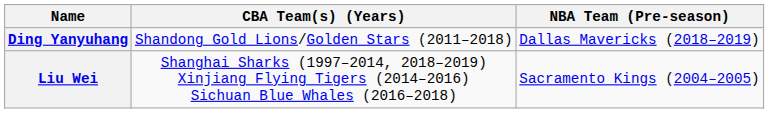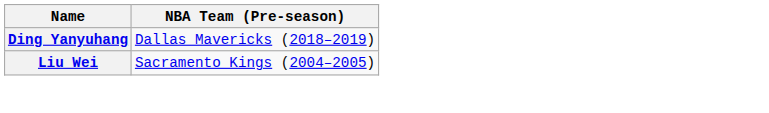- column: (324, 16)
